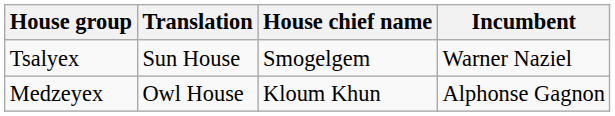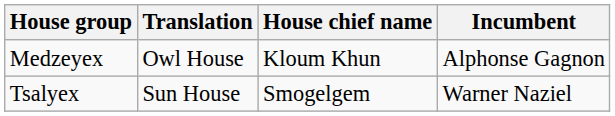rows swapped: (57, 93) <-> (45, 57)
